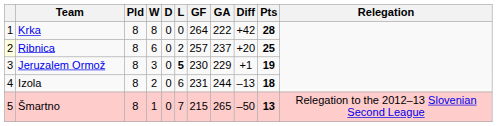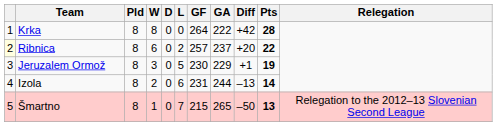(269, 48) 25 -> (269, 48) 22
(181, 65) bold -> (181, 65) normal
(269, 83) 18 -> (269, 83) 14
